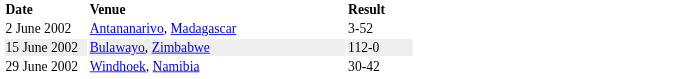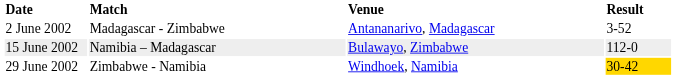+ column: (109, 10)
(364, 66) no background -> (622, 66) gold background
